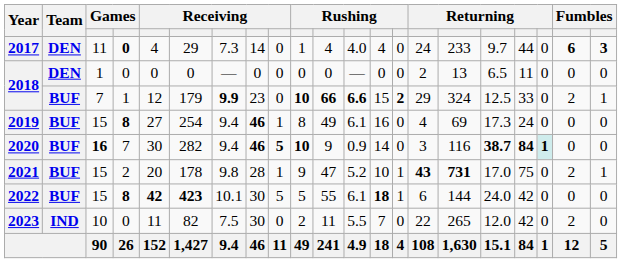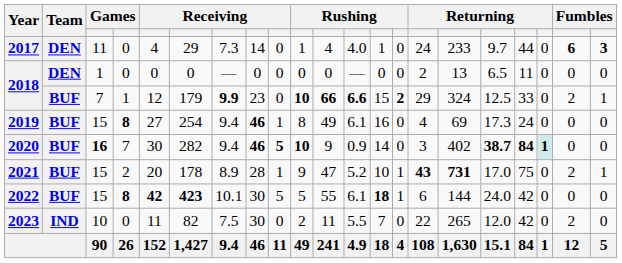(126, 48) bold -> (126, 48) normal
(382, 48) 4 -> (382, 48) 1
(459, 147) 116 -> (459, 147) 402
(229, 171) 9.8 -> (229, 171) 8.9
